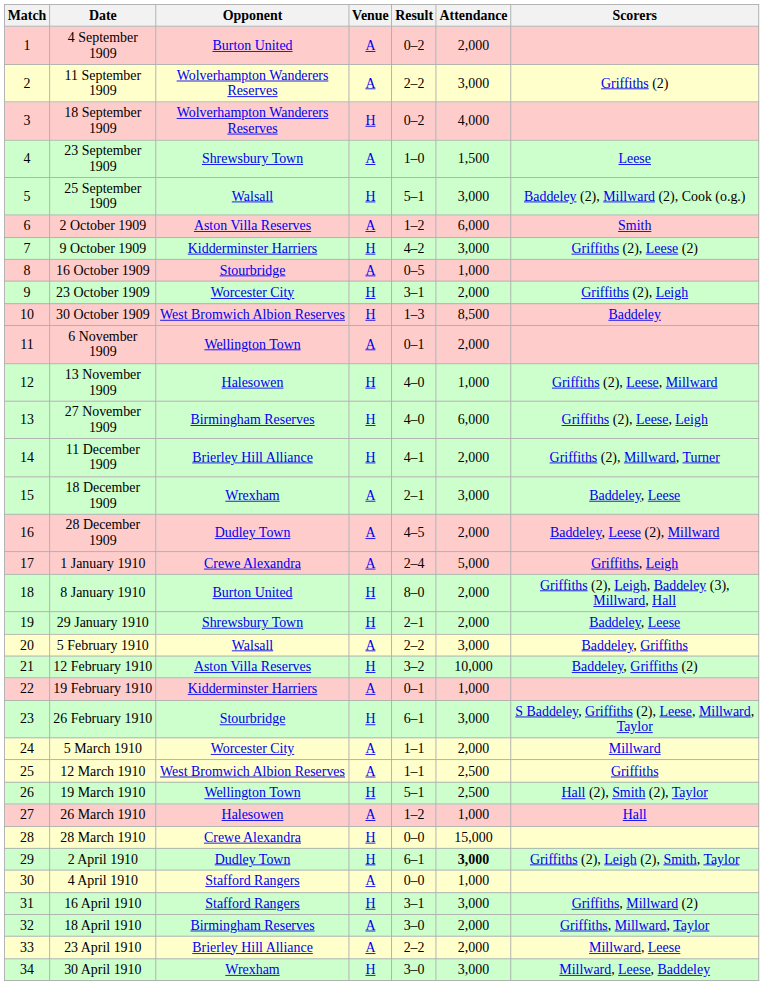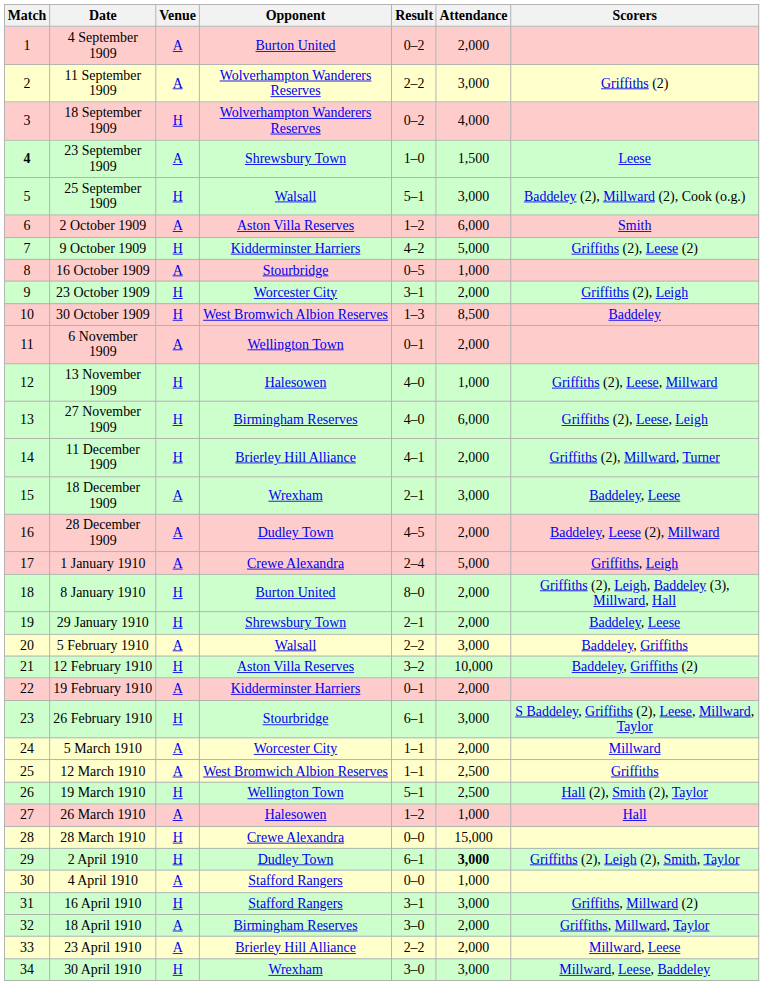columns swapped: (253, 15) <-> (370, 15)
(27, 158) normal -> (27, 158) bold
(473, 248) 3,000 -> (473, 248) 5,000
(473, 689) 1,000 -> (473, 689) 2,000
